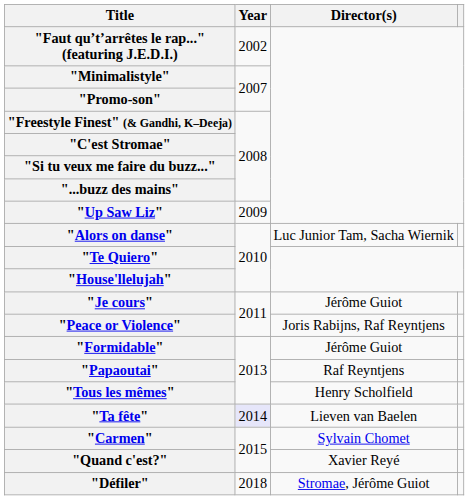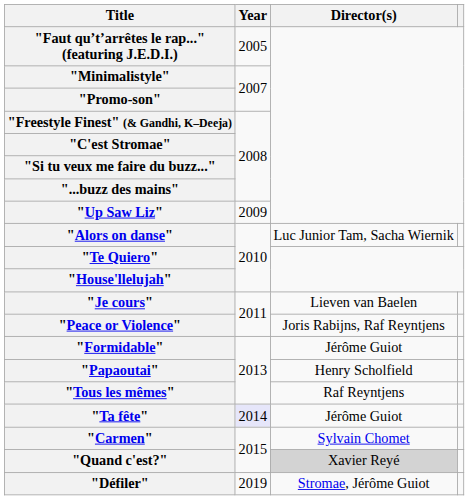(253, 46) 2002 -> (253, 46) 2005
(364, 302) Jérôme Guiot -> (364, 302) Lieven van Baelen
(364, 370) Raf Reyntjens -> (364, 370) Henry Scholfield
(364, 393) Henry Scholfield -> (364, 393) Raf Reyntjens
(364, 415) Lieven van Baelen -> (364, 415) Jérôme Guiot
(364, 460) no background -> (364, 460) lightgrey background
(253, 483) 2018 -> (253, 483) 2019
